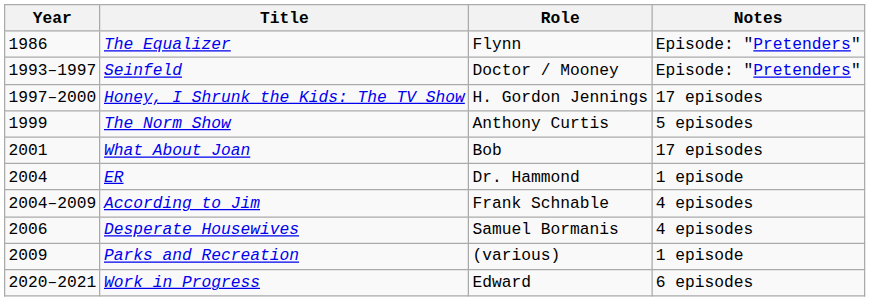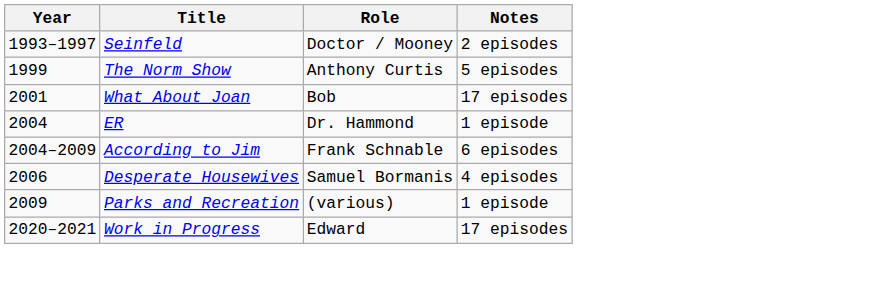- row: (167, 44)
(758, 71) Episode: "Pretenders" -> (510, 44) 2 episodes
- row: (284, 97)
(705, 203) 4 episodes -> (510, 150) 6 episodes
(705, 283) 6 episodes -> (514, 230) 17 episodes
